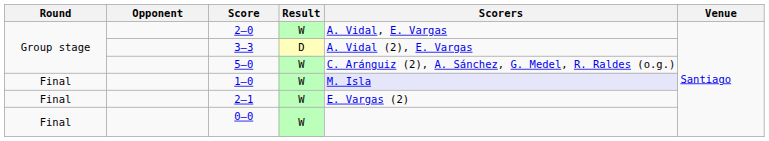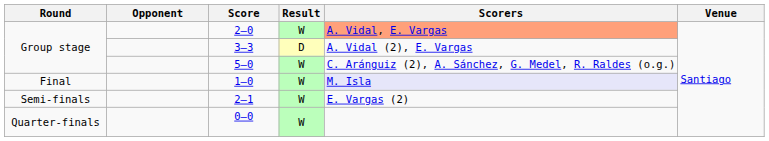(387, 30) no background -> (387, 30) lightsalmon background
(56, 99) Final -> (56, 99) Semi-finals
(56, 122) Final -> (56, 122) Quarter-finals
